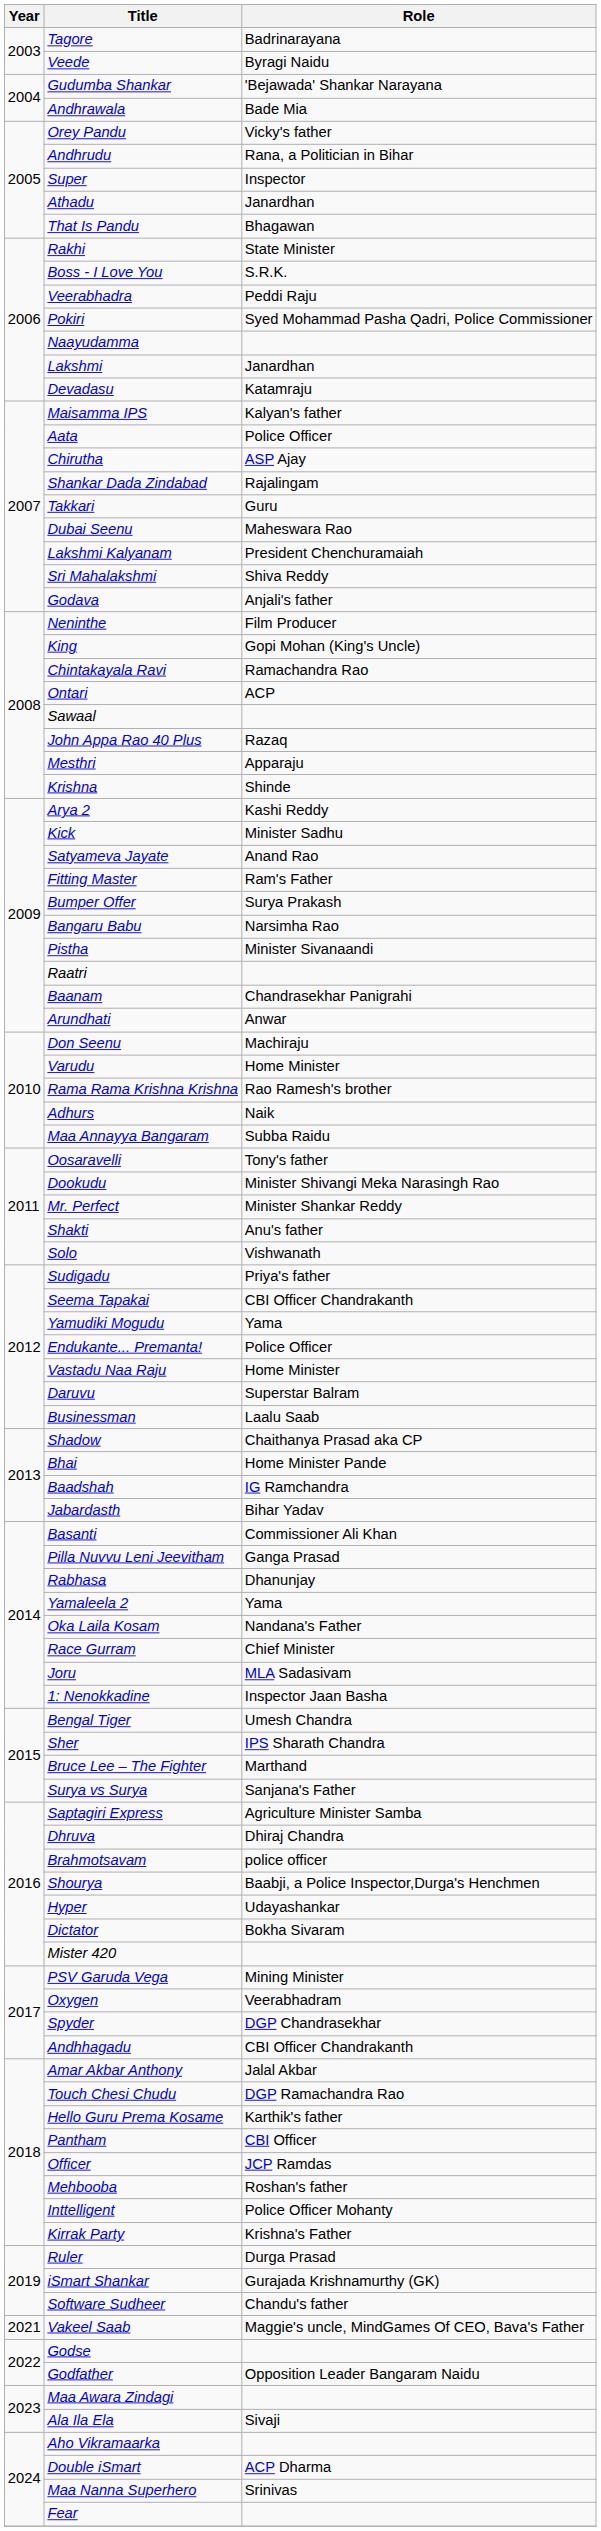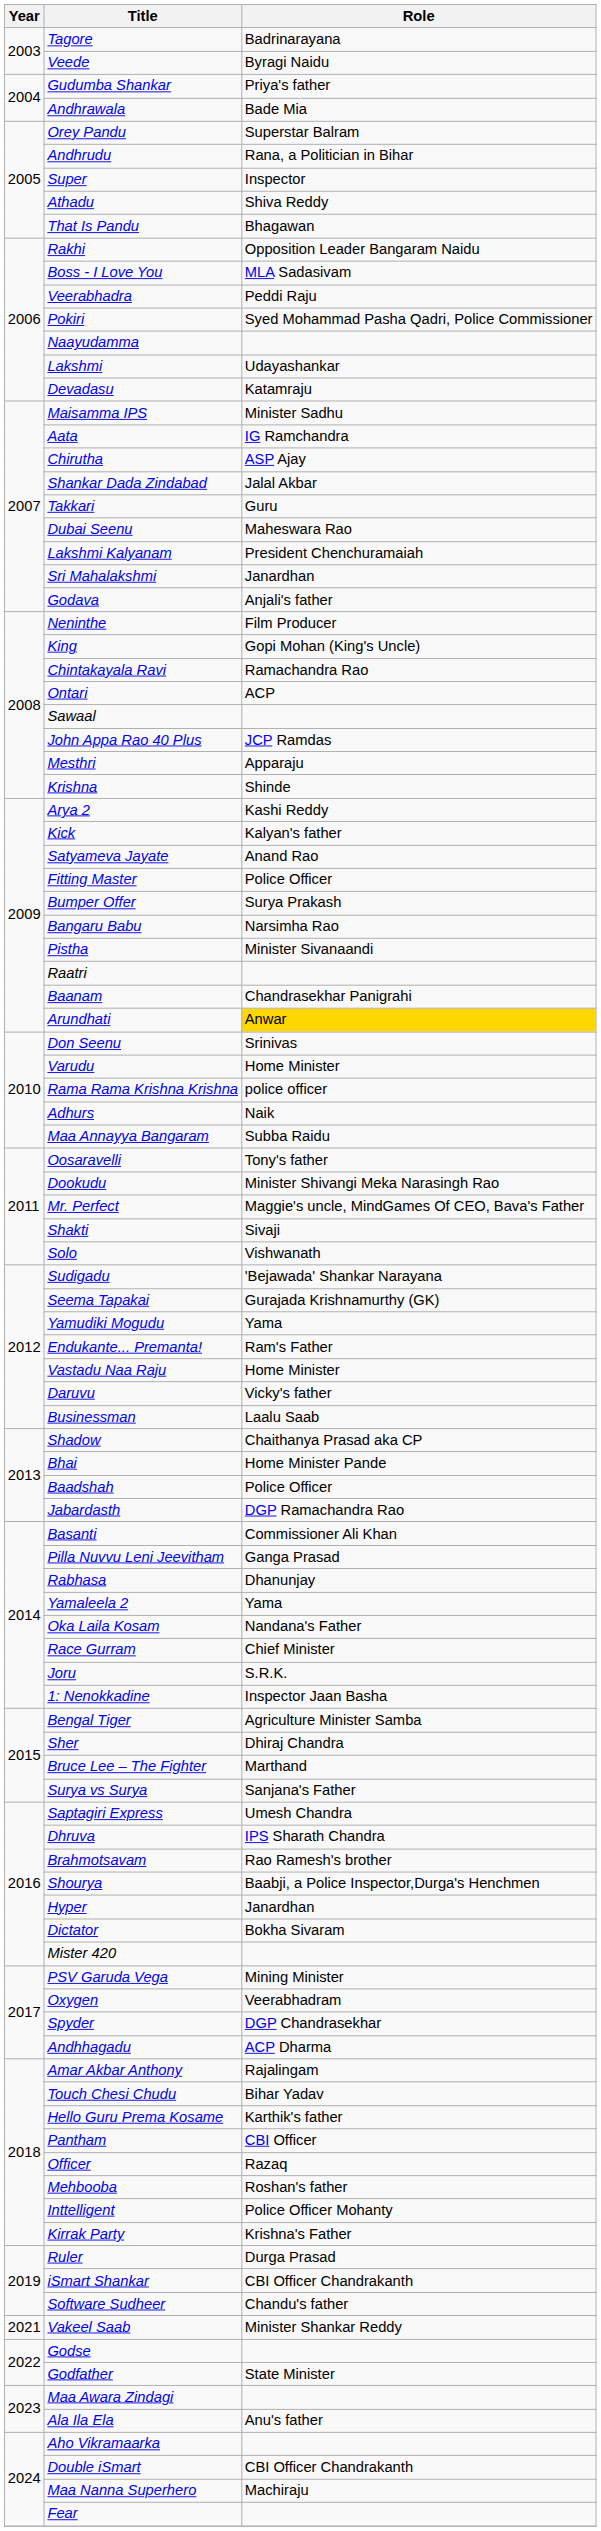(343, 86) 'Bejawada' Shankar Narayana -> (288, 86) Priya's father
(288, 132) Vicky's father -> (302, 132) Superstar Balram
(280, 202) Janardhan -> (287, 202) Shiva Reddy
(290, 249) State Minister -> (362, 249) Opposition Leader Bangaram Naidu
(266, 272) S.R.K. -> (298, 272) MLA Sadasivam
(280, 366) Janardhan -> (292, 366) Udayashankar
(293, 413) Kalyan's father -> (294, 413) Minister Sadhu
(288, 436) Police Officer -> (297, 436) IG Ramchandra
(282, 483) Rajalingam -> (281, 483) Jalal Akbar
(287, 576) Shiva Reddy -> (280, 576) Janardhan
(266, 739) Razaq -> (288, 739) JCP Ramdas
(294, 833) Minister Sadhu -> (293, 833) Kalyan's father
(289, 879) Ram's Father -> (288, 879) Police Officer
(266, 1020) no background -> (266, 1020) gold background
(277, 1043) Machiraju -> (271, 1043) Srinivas
(318, 1090) Rao Ramesh's brother -> (286, 1090) police officer
(323, 1206) Minister Shankar Reddy -> (414, 1206) Maggie's uncle, MindGames Of CEO, Bava's Father
(284, 1230) Anu's father -> (262, 1230) Sivaji
(288, 1276) Priya's father -> (343, 1276) 'Bejawada' Shankar Narayana
(329, 1300) CBI Officer Chandrakanth -> (342, 1300) Gurajada Krishnamurthy (GK)
(288, 1346) Police Officer -> (289, 1346) Ram's Father
(302, 1393) Superstar Balram -> (288, 1393) Vicky's father
(297, 1486) IG Ramchandra -> (288, 1486) Police Officer
(284, 1510) Bihar Yadav -> (324, 1510) DGP Ramachandra Rao
(298, 1673) MLA Sadasivam -> (266, 1673) S.R.K.
(298, 1720) Umesh Chandra -> (333, 1720) Agriculture Minister Samba
(315, 1743) IPS Sharath Chandra -> (294, 1743) Dhiraj Chandra
(333, 1813) Agriculture Minister Samba -> (298, 1813) Umesh Chandra
(294, 1837) Dhiraj Chandra -> (315, 1837) IPS Sharath Chandra
(286, 1860) police officer -> (318, 1860) Rao Ramesh's brother
(292, 1907) Udayashankar -> (280, 1907) Janardhan
(329, 2047) CBI Officer Chandrakanth -> (288, 2047) ACP Dharma
(281, 2070) Jalal Akbar -> (282, 2070) Rajalingam
(324, 2093) DGP Ramachandra Rao -> (284, 2093) Bihar Yadav
(288, 2163) JCP Ramdas -> (266, 2163) Razaq
(342, 2280) Gurajada Krishnamurthy (GK) -> (329, 2280) CBI Officer Chandrakanth
(414, 2327) Maggie's uncle, MindGames Of CEO, Bava's Father -> (323, 2327) Minister Shankar Reddy
(362, 2374) Opposition Leader Bangaram Naidu -> (290, 2374) State Minister
(262, 2420) Sivaji -> (284, 2420) Anu's father
(288, 2467) ACP Dharma -> (329, 2467) CBI Officer Chandrakanth
(271, 2490) Srinivas -> (277, 2490) Machiraju
